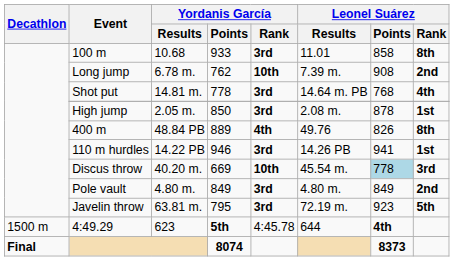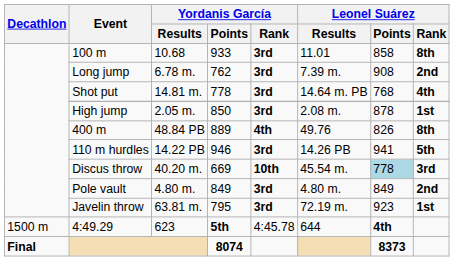(266, 72) 10th -> (263, 72) 3rd
(425, 150) 1st -> (426, 150) 5th
(426, 208) 5th -> (425, 208) 1st
